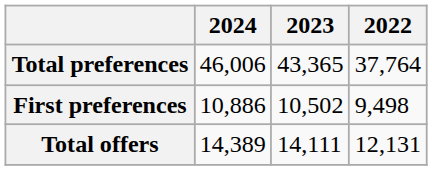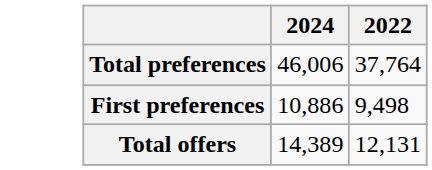- column: (310, 25)
